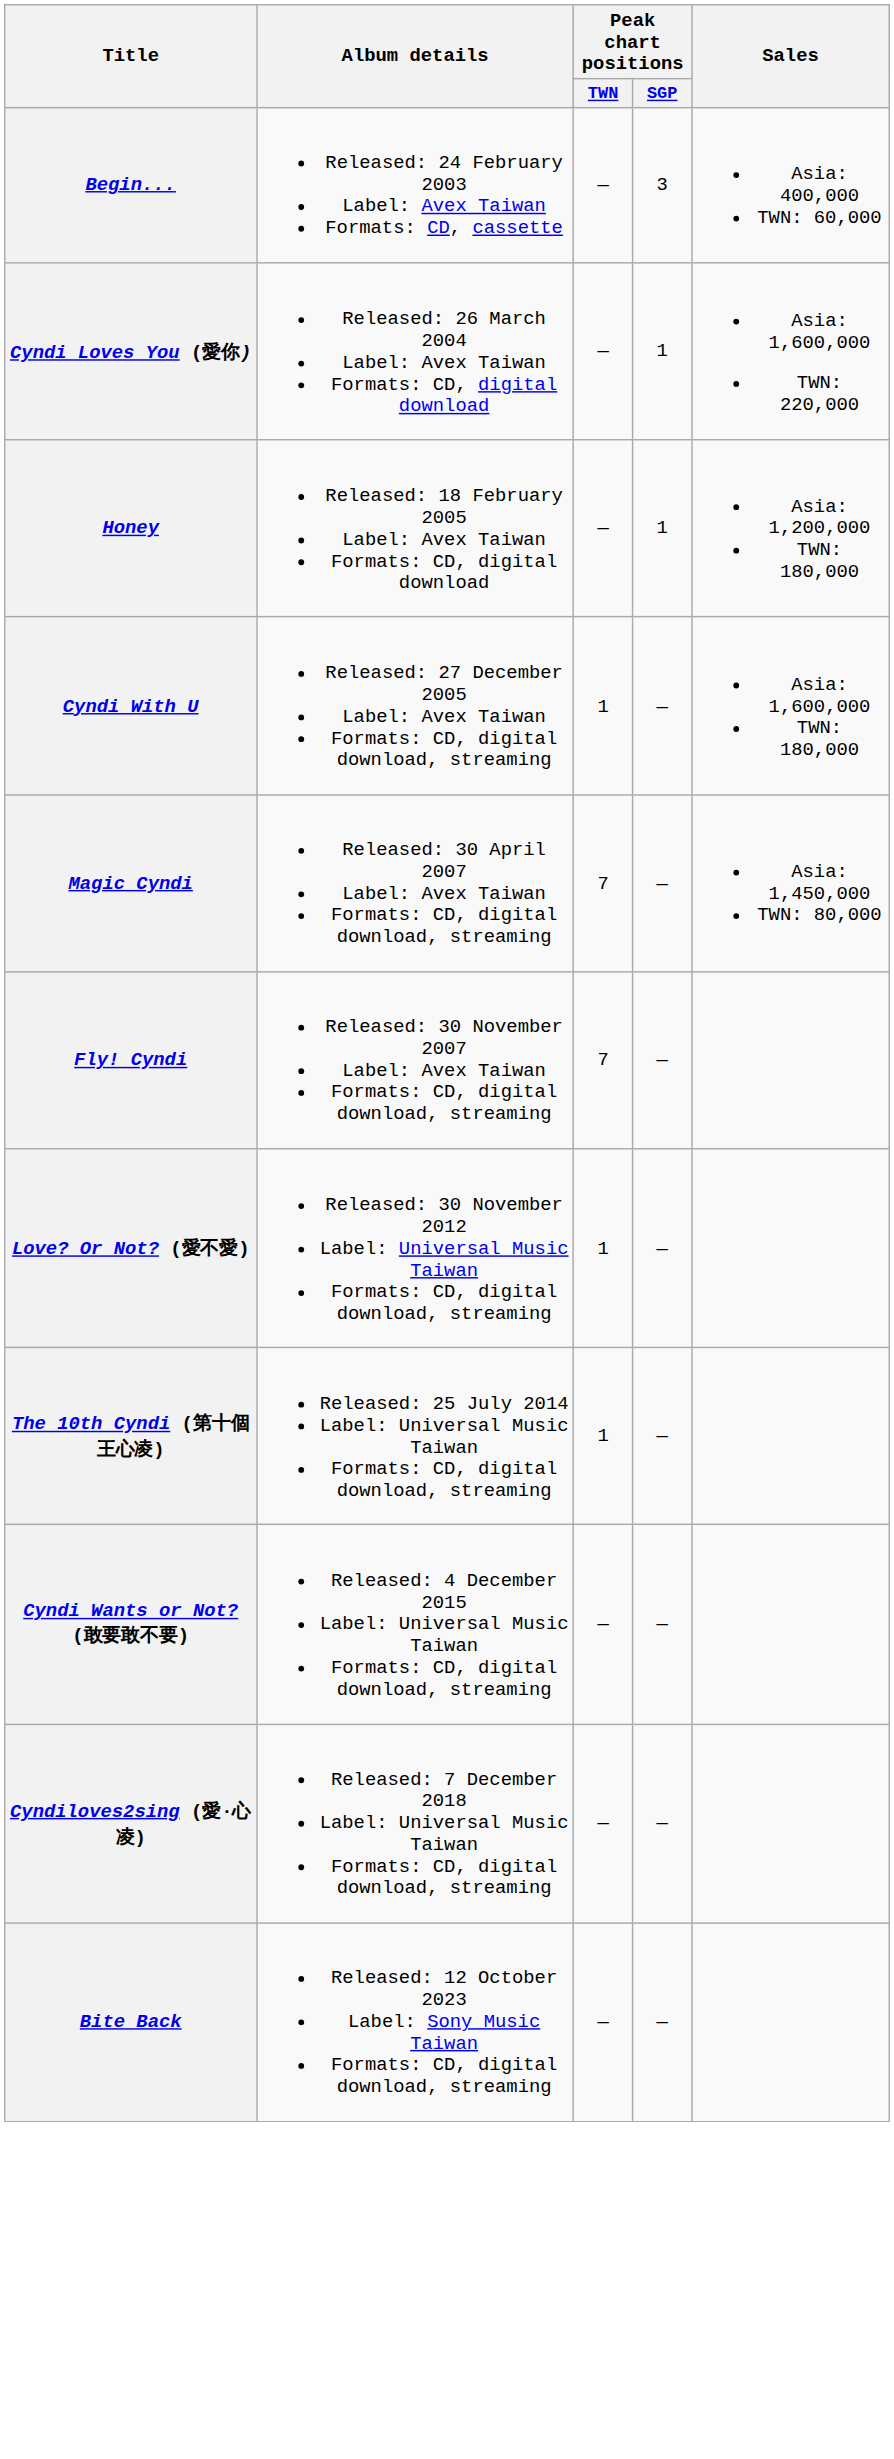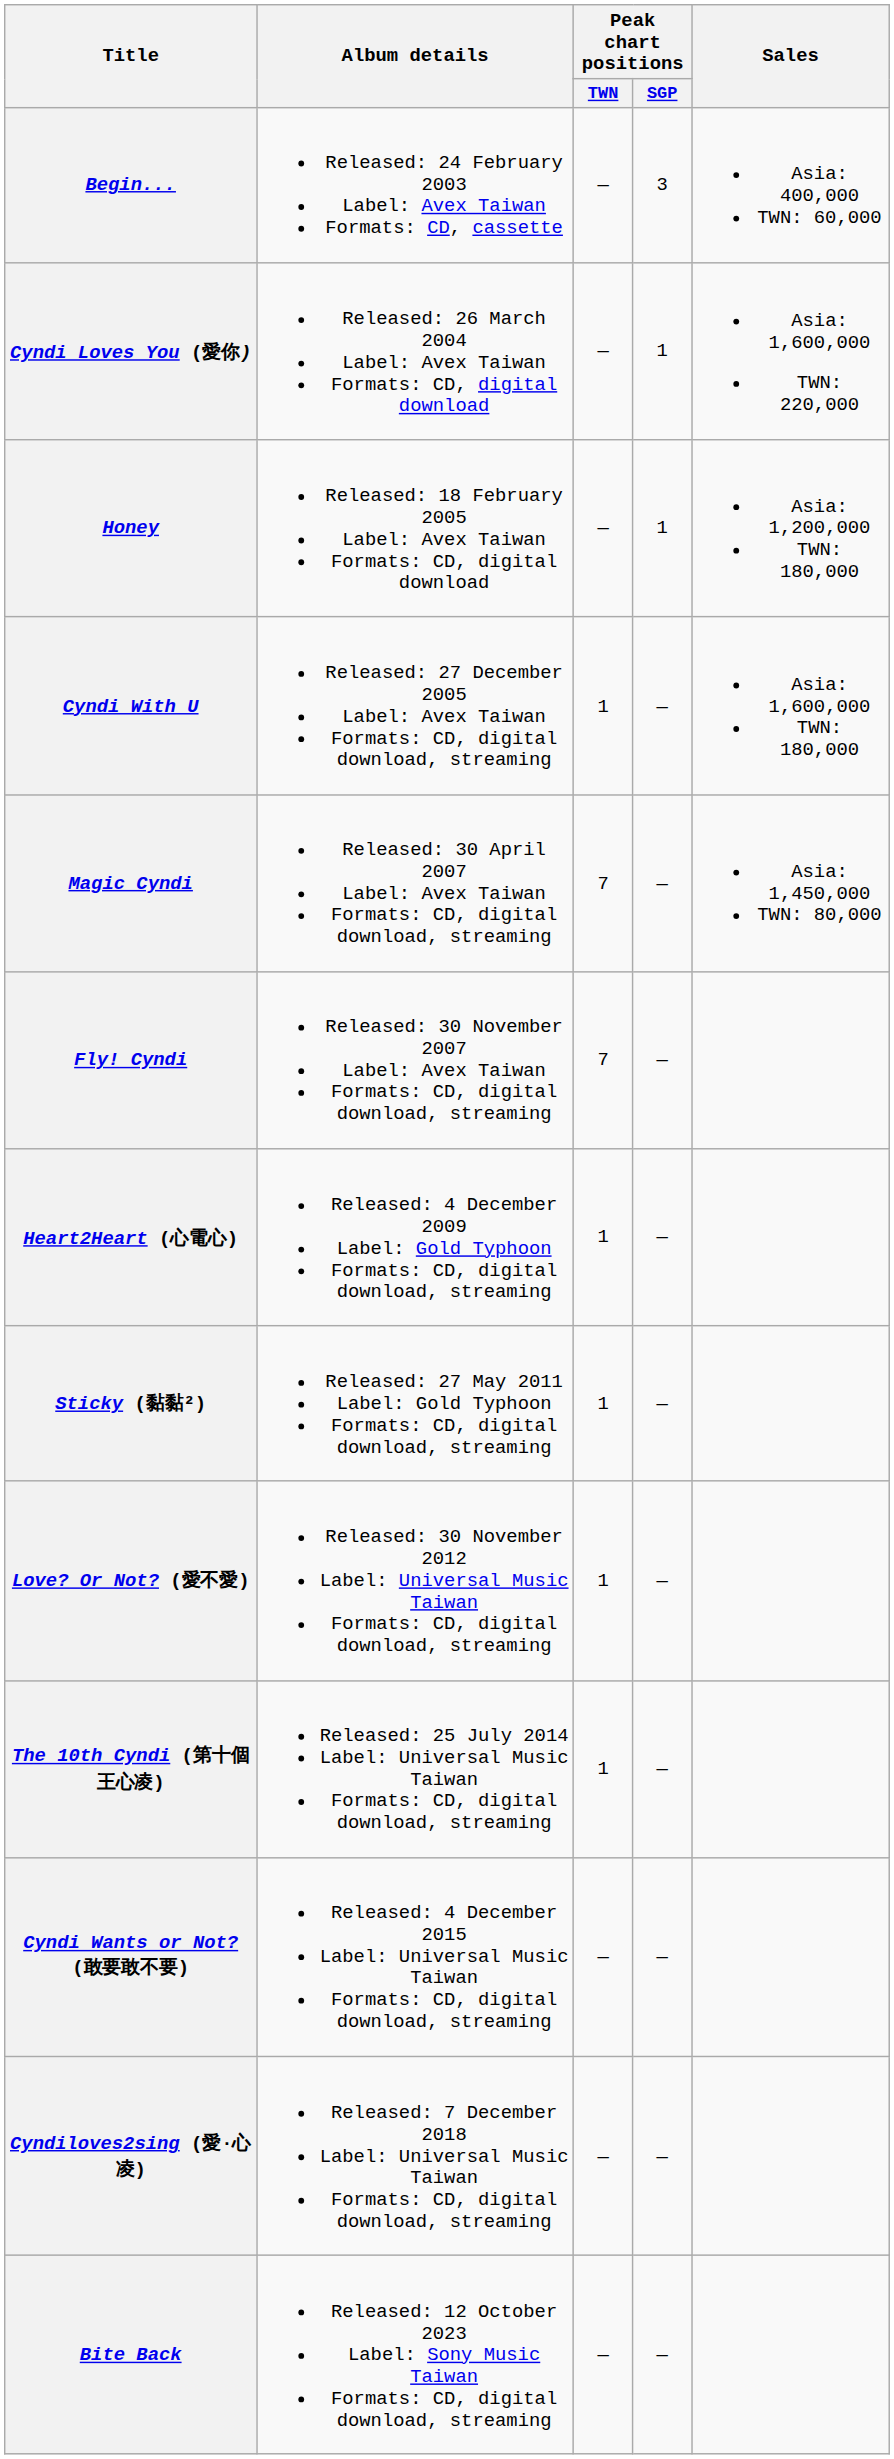+ row: (131, 1238)
+ row: (131, 1404)
